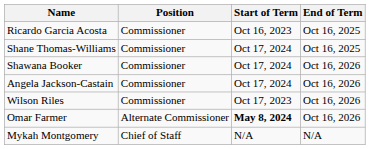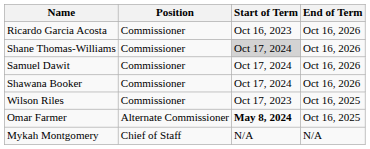(332, 30) Oct 16, 2025 -> (332, 30) Oct 16, 2026
(263, 48) no background -> (263, 48) lightgrey background
(332, 48) Oct 16, 2025 -> (332, 48) Oct 16, 2026
+ row: (38, 65)
- row: (60, 83)
(332, 100) Oct 16, 2026 -> (332, 100) Oct 16, 2025
(332, 118) Oct 16, 2026 -> (332, 118) Oct 16, 2025
